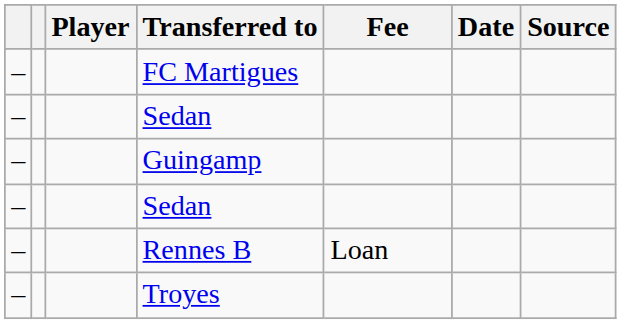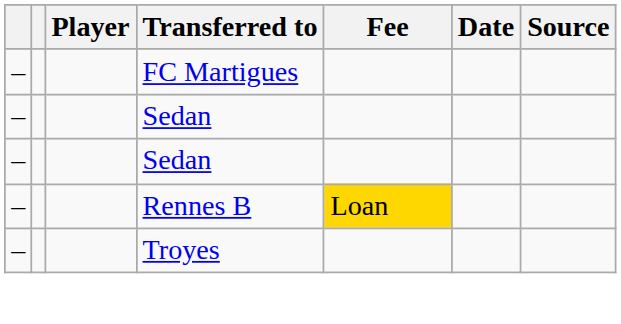- row: (18, 160)
(359, 250) no background -> (359, 205) gold background
